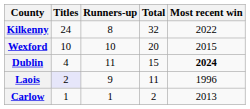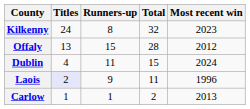(206, 29) 2022 -> (206, 29) 2023
+ row: (28, 46)
- row: (28, 46)
(206, 63) bold -> (206, 63) normal
